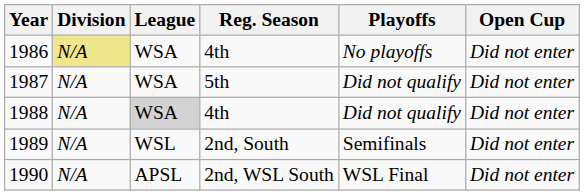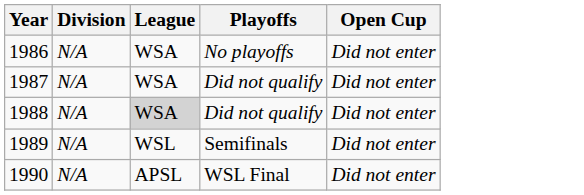- column: (269, 19)
(72, 50) khaki background -> (72, 50) no background
